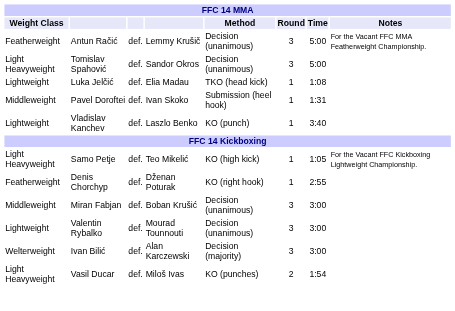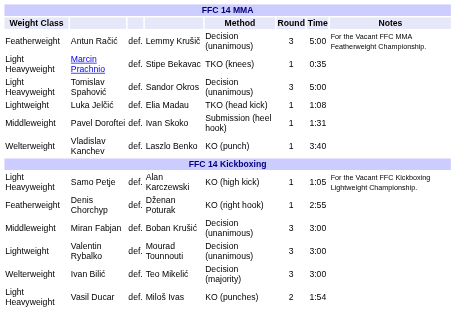+ row: (88, 64)
(27, 123) Lightweight -> (30, 146) Welterweight
(167, 159) Teo Mikelić -> (167, 182) Alan Karczewski
(167, 251) Alan Karczewski -> (167, 274) Teo Mikelić
